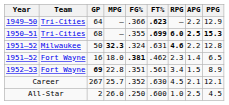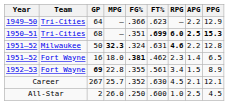(158, 23) bold -> (158, 23) normal
(136, 35) .355 -> (136, 35) .351
(136, 70) .351 -> (136, 70) .355
